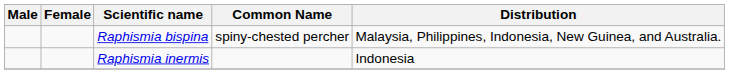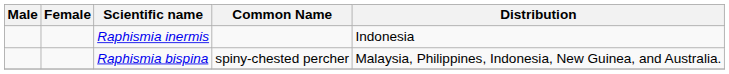rows swapped: (153, 36) <-> (153, 58)
